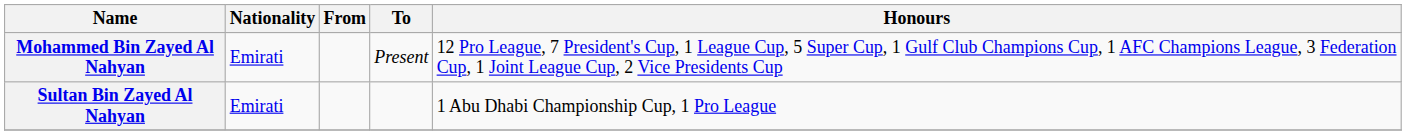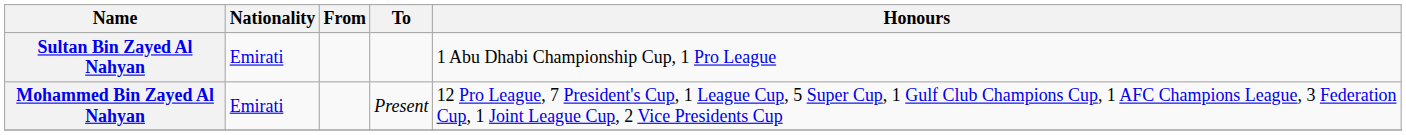rows swapped: (115, 105) <-> (115, 57)
